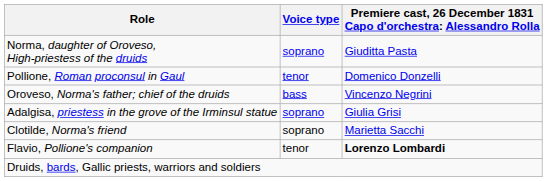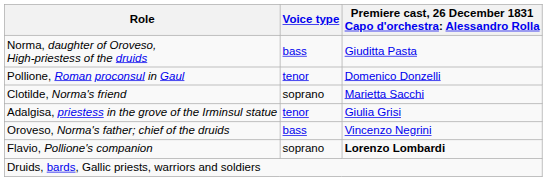(303, 51) soprano -> (295, 51) bass
rows swapped: (118, 94) <-> (67, 130)
(303, 112) soprano -> (296, 112) tenor
(296, 149) tenor -> (303, 149) soprano
